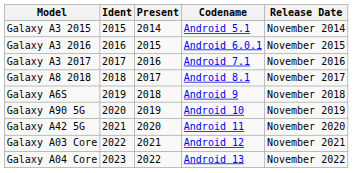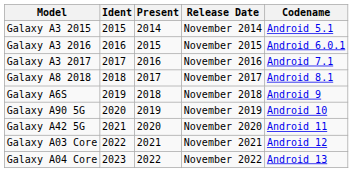columns swapped: (223, 13) <-> (306, 13)
